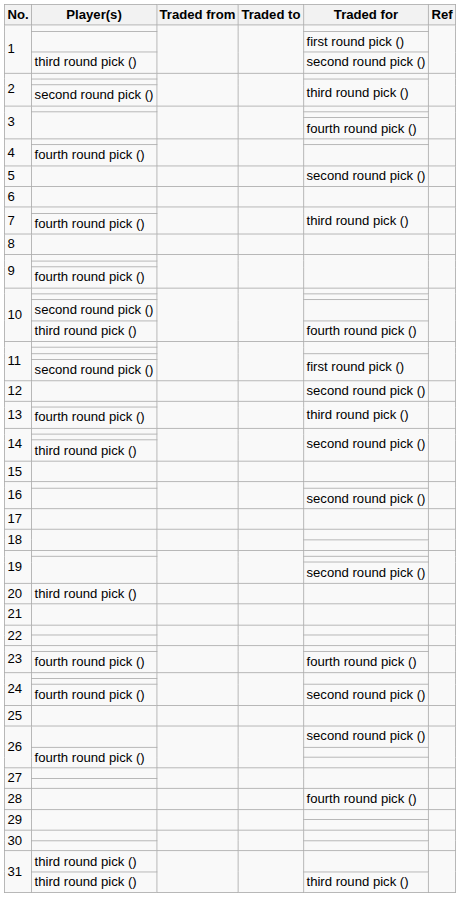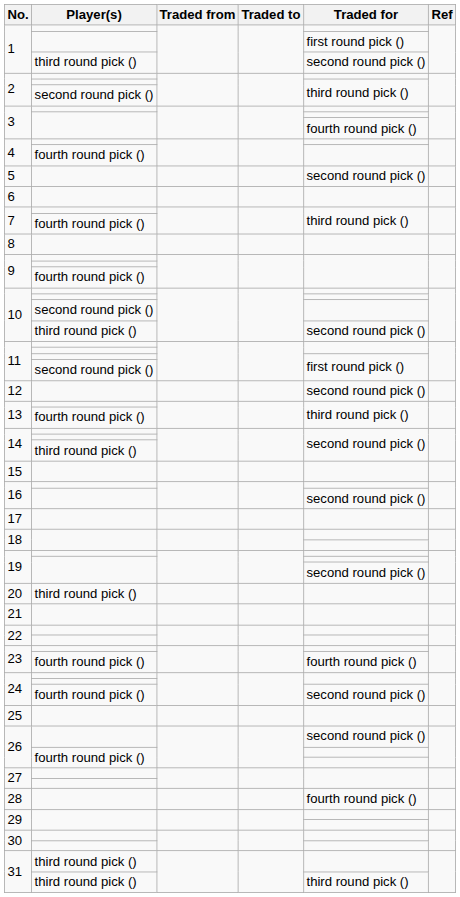(362, 331) fourth round pick () -> (366, 331) second round pick ()
